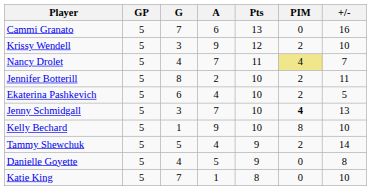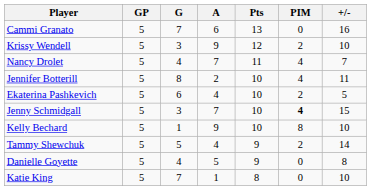(300, 62) khaki background -> (300, 62) no background
(300, 78) 2 -> (300, 78) 4
(344, 111) 13 -> (344, 111) 15
